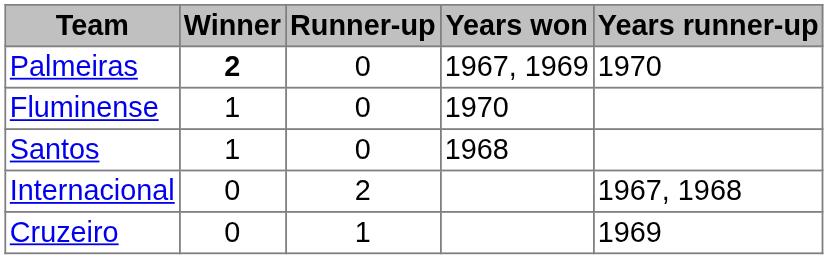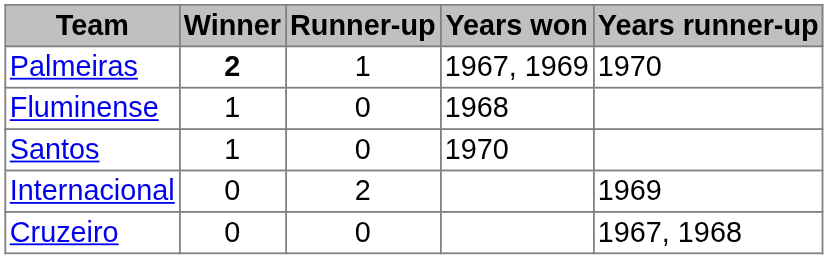(363, 66) 0 -> (363, 66) 1
(477, 107) 1970 -> (477, 107) 1968
(477, 149) 1968 -> (477, 149) 1970
(670, 190) 1967, 1968 -> (630, 190) 1969
(363, 232) 1 -> (363, 232) 0
(630, 232) 1969 -> (670, 232) 1967, 1968
